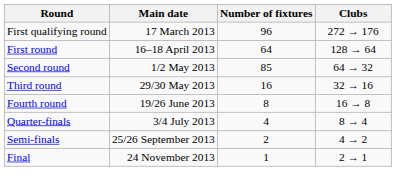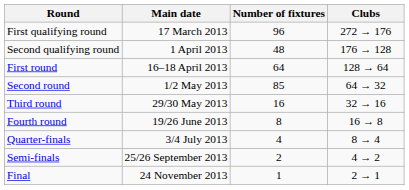+ row: (63, 49)
